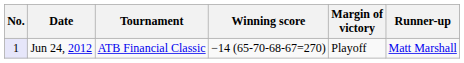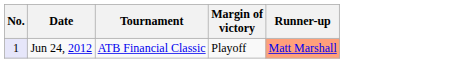- column: (268, 21)
(423, 48) no background -> (303, 48) lightsalmon background
